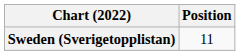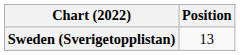(207, 38) 11 -> (207, 38) 13
